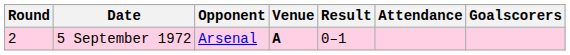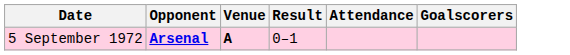- column: (29, 16)
(228, 39) normal -> (179, 39) bold
